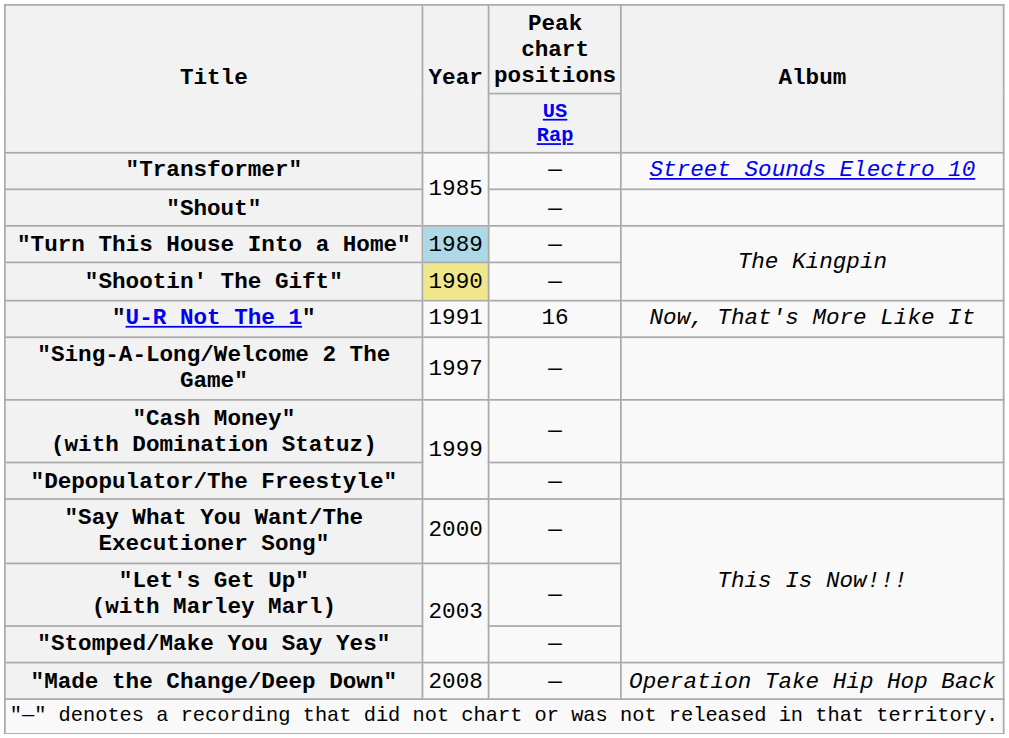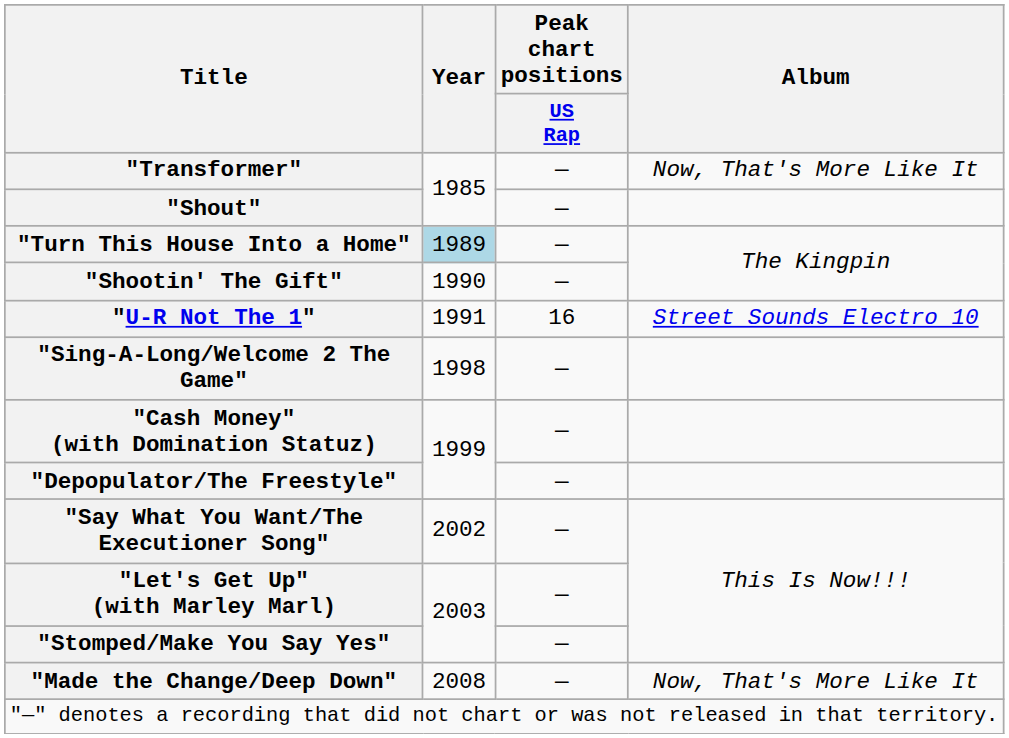(812, 171) Street Sounds Electro 10 -> (816, 171) Now, That's More Like It
(456, 282) khaki background -> (459, 282) no background
(812, 318) Now, That's More Like It -> (816, 318) Street Sounds Electro 10
(456, 368) 1997 -> (459, 368) 1998
(456, 531) 2000 -> (459, 531) 2002
(812, 681) Operation Take Hip Hop Back -> (816, 681) Now, That's More Like It
